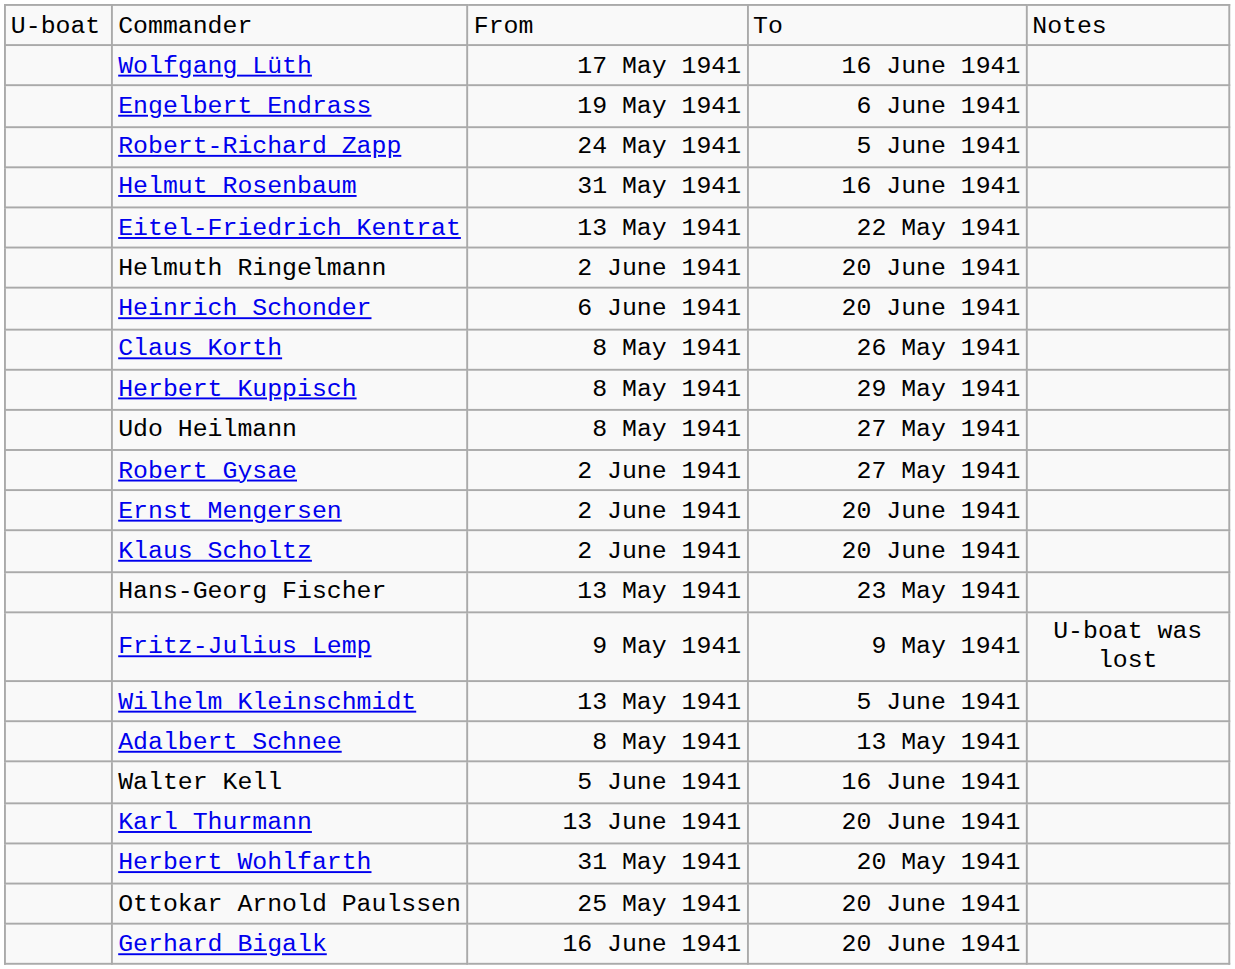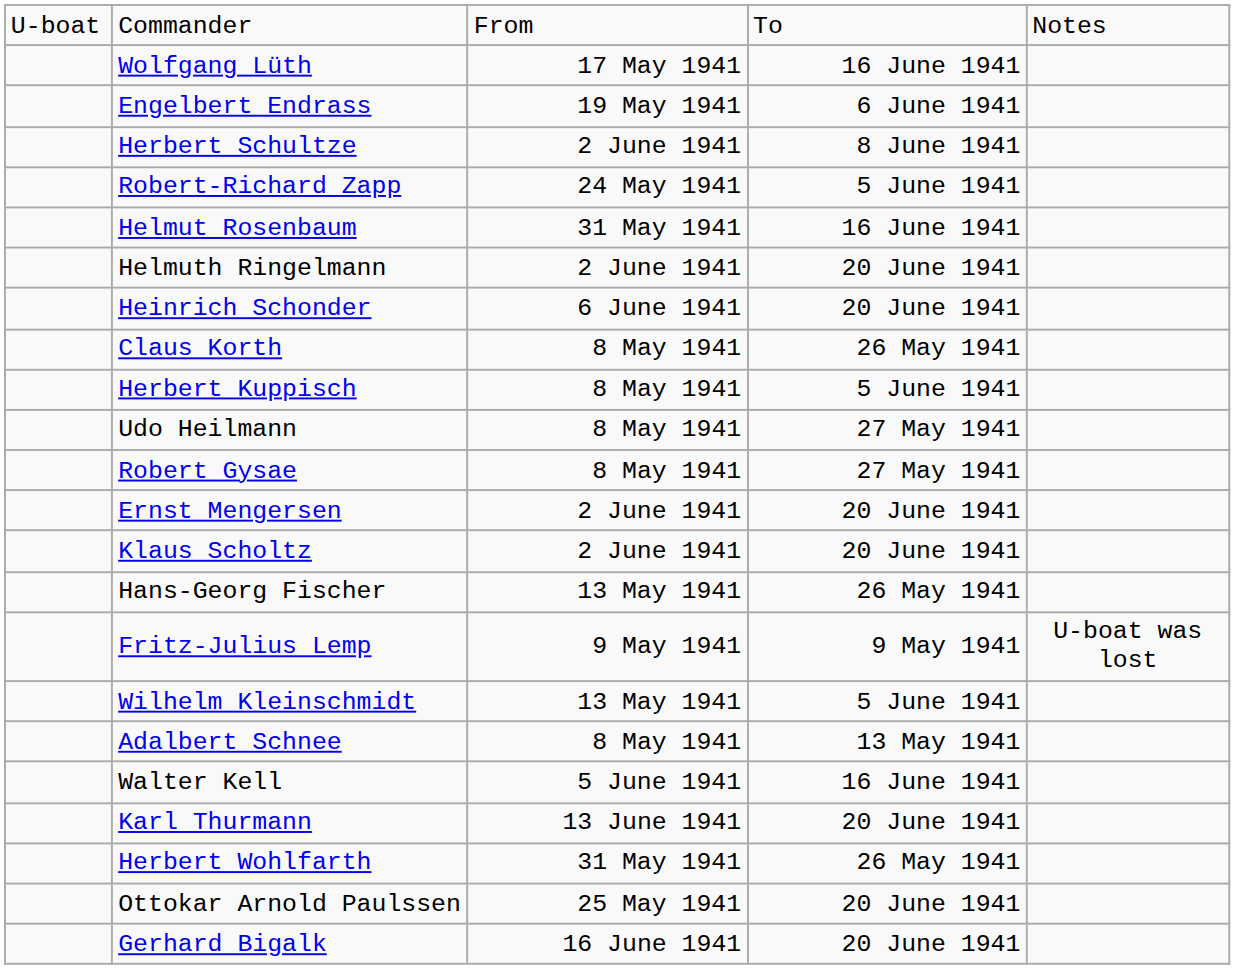+ row: (237, 147)
- row: (290, 228)
(938, 389) 29 May 1941 -> (938, 389) 5 June 1941
(659, 470) 2 June 1941 -> (667, 470) 8 May 1941
(938, 592) 23 May 1941 -> (938, 592) 26 May 1941
(938, 863) 20 May 1941 -> (938, 863) 26 May 1941
